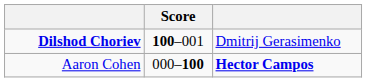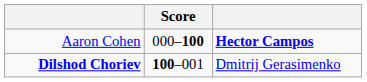rows swapped: (101, 65) <-> (89, 41)
